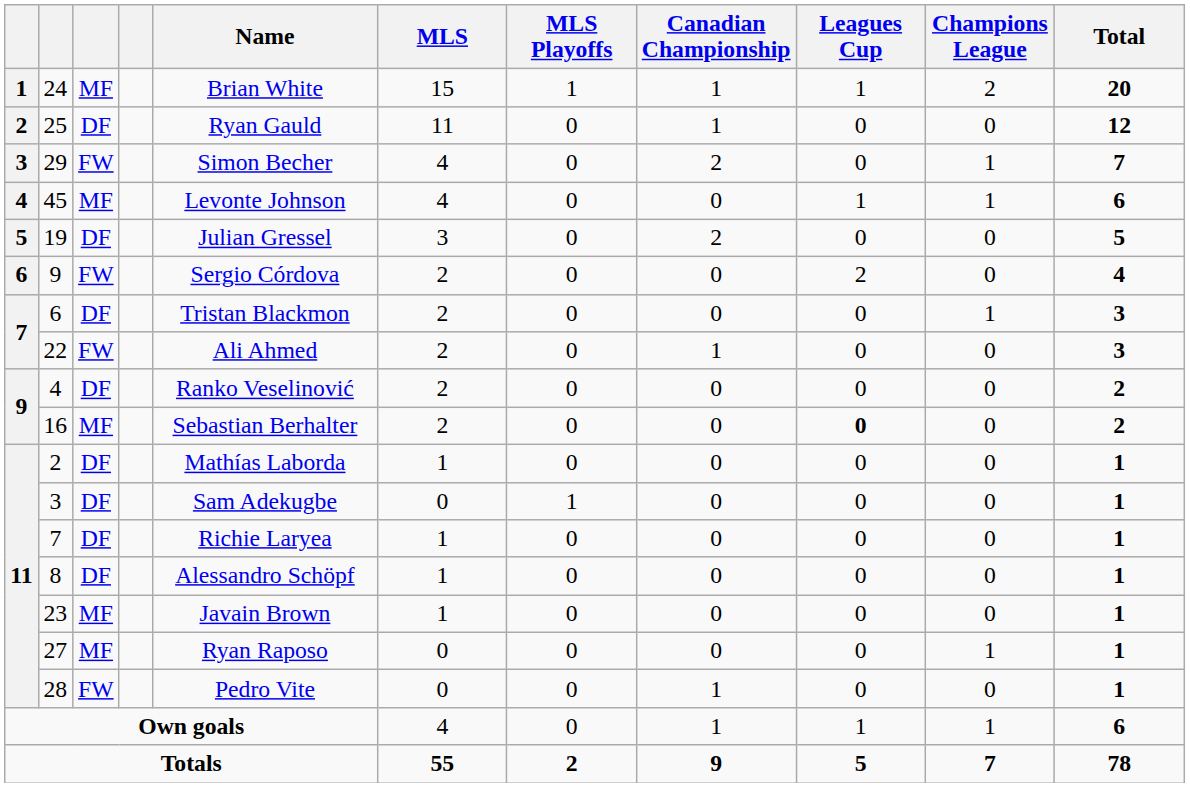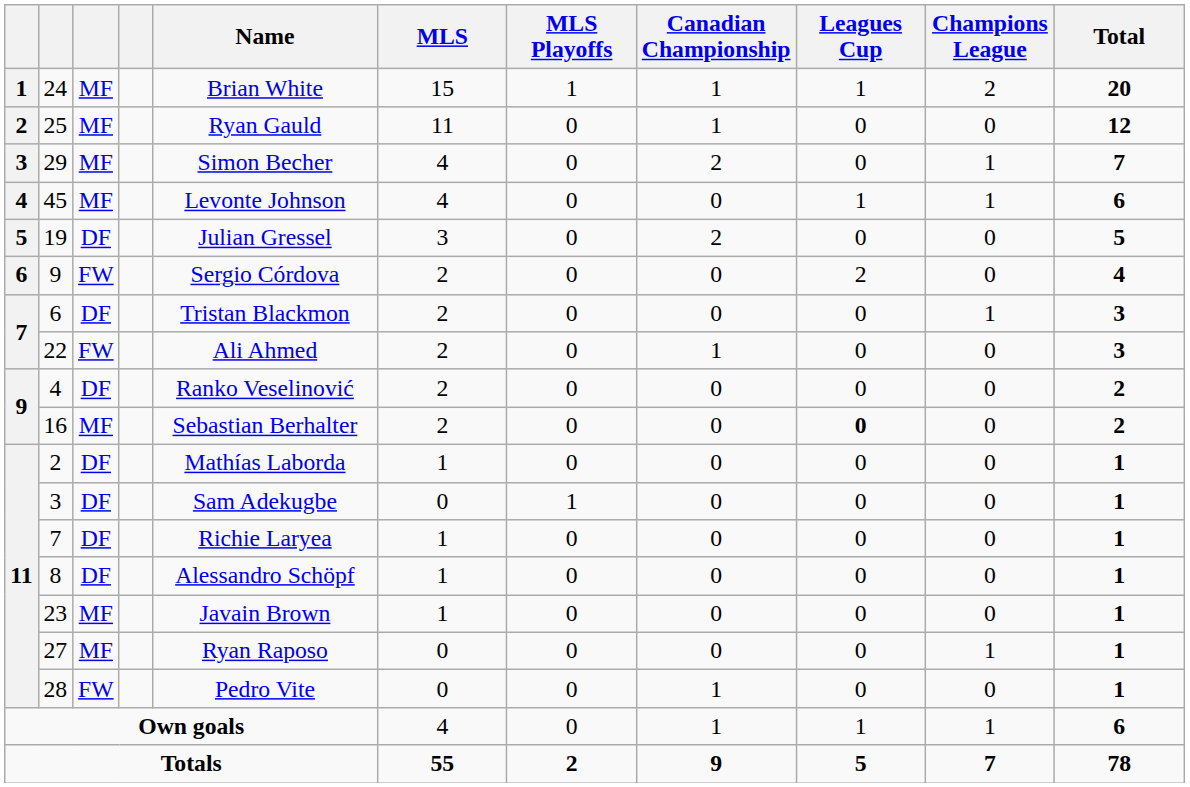(96, 125) DF -> (96, 125) MF
(96, 162) FW -> (96, 162) MF
